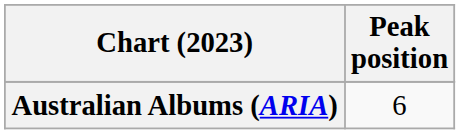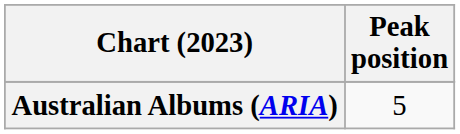(400, 104) 6 -> (400, 104) 5
